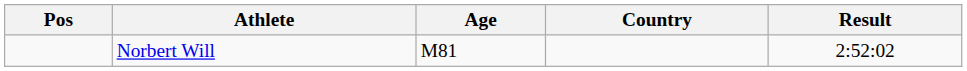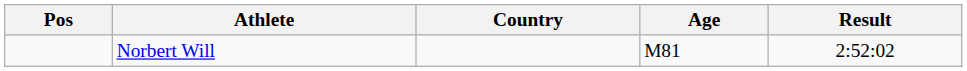columns swapped: (481, 19) <-> (657, 19)
